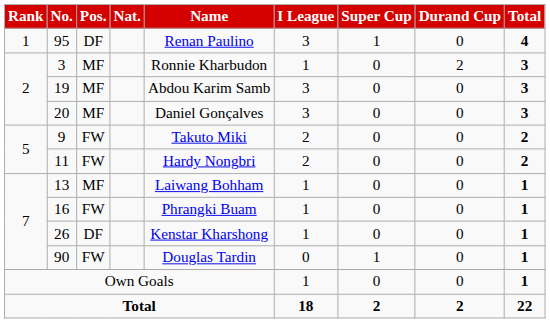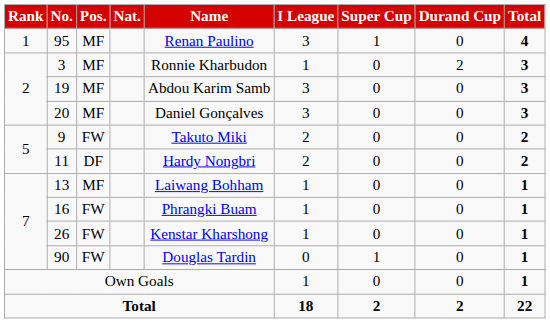(93, 40) DF -> (93, 40) MF
(93, 161) FW -> (93, 161) DF
(93, 233) DF -> (93, 233) FW
